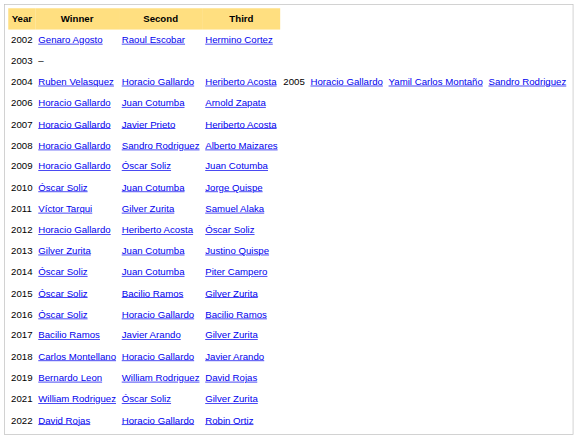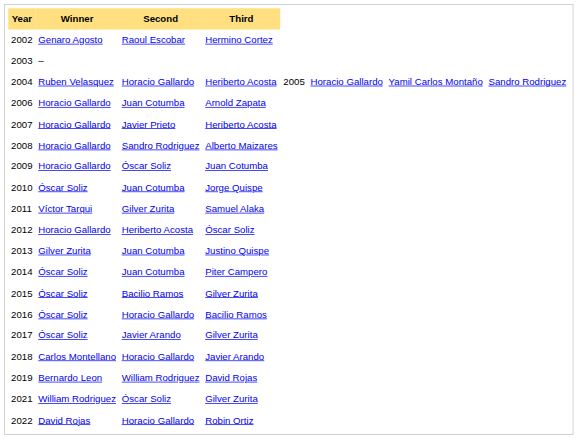(69, 336) Bacilio Ramos -> (63, 336) Óscar Soliz
